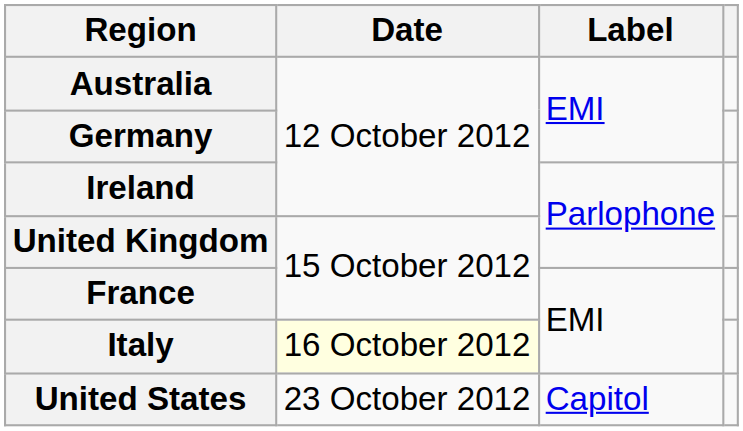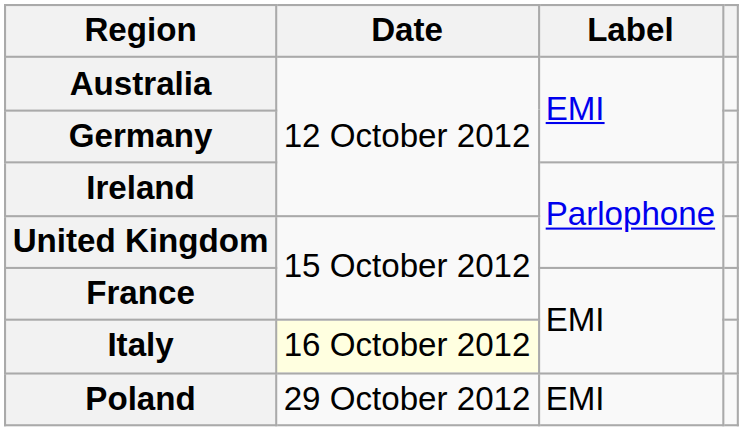- row: (141, 398)
+ row: (141, 398)
